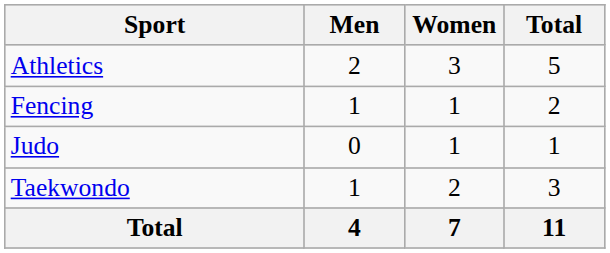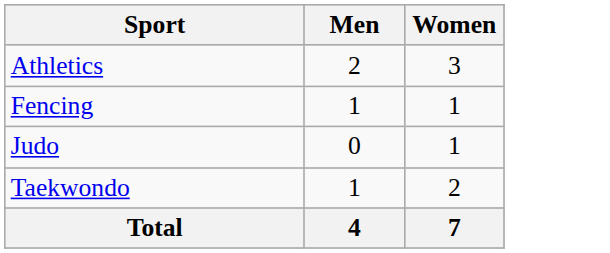- column: (554, 24)
